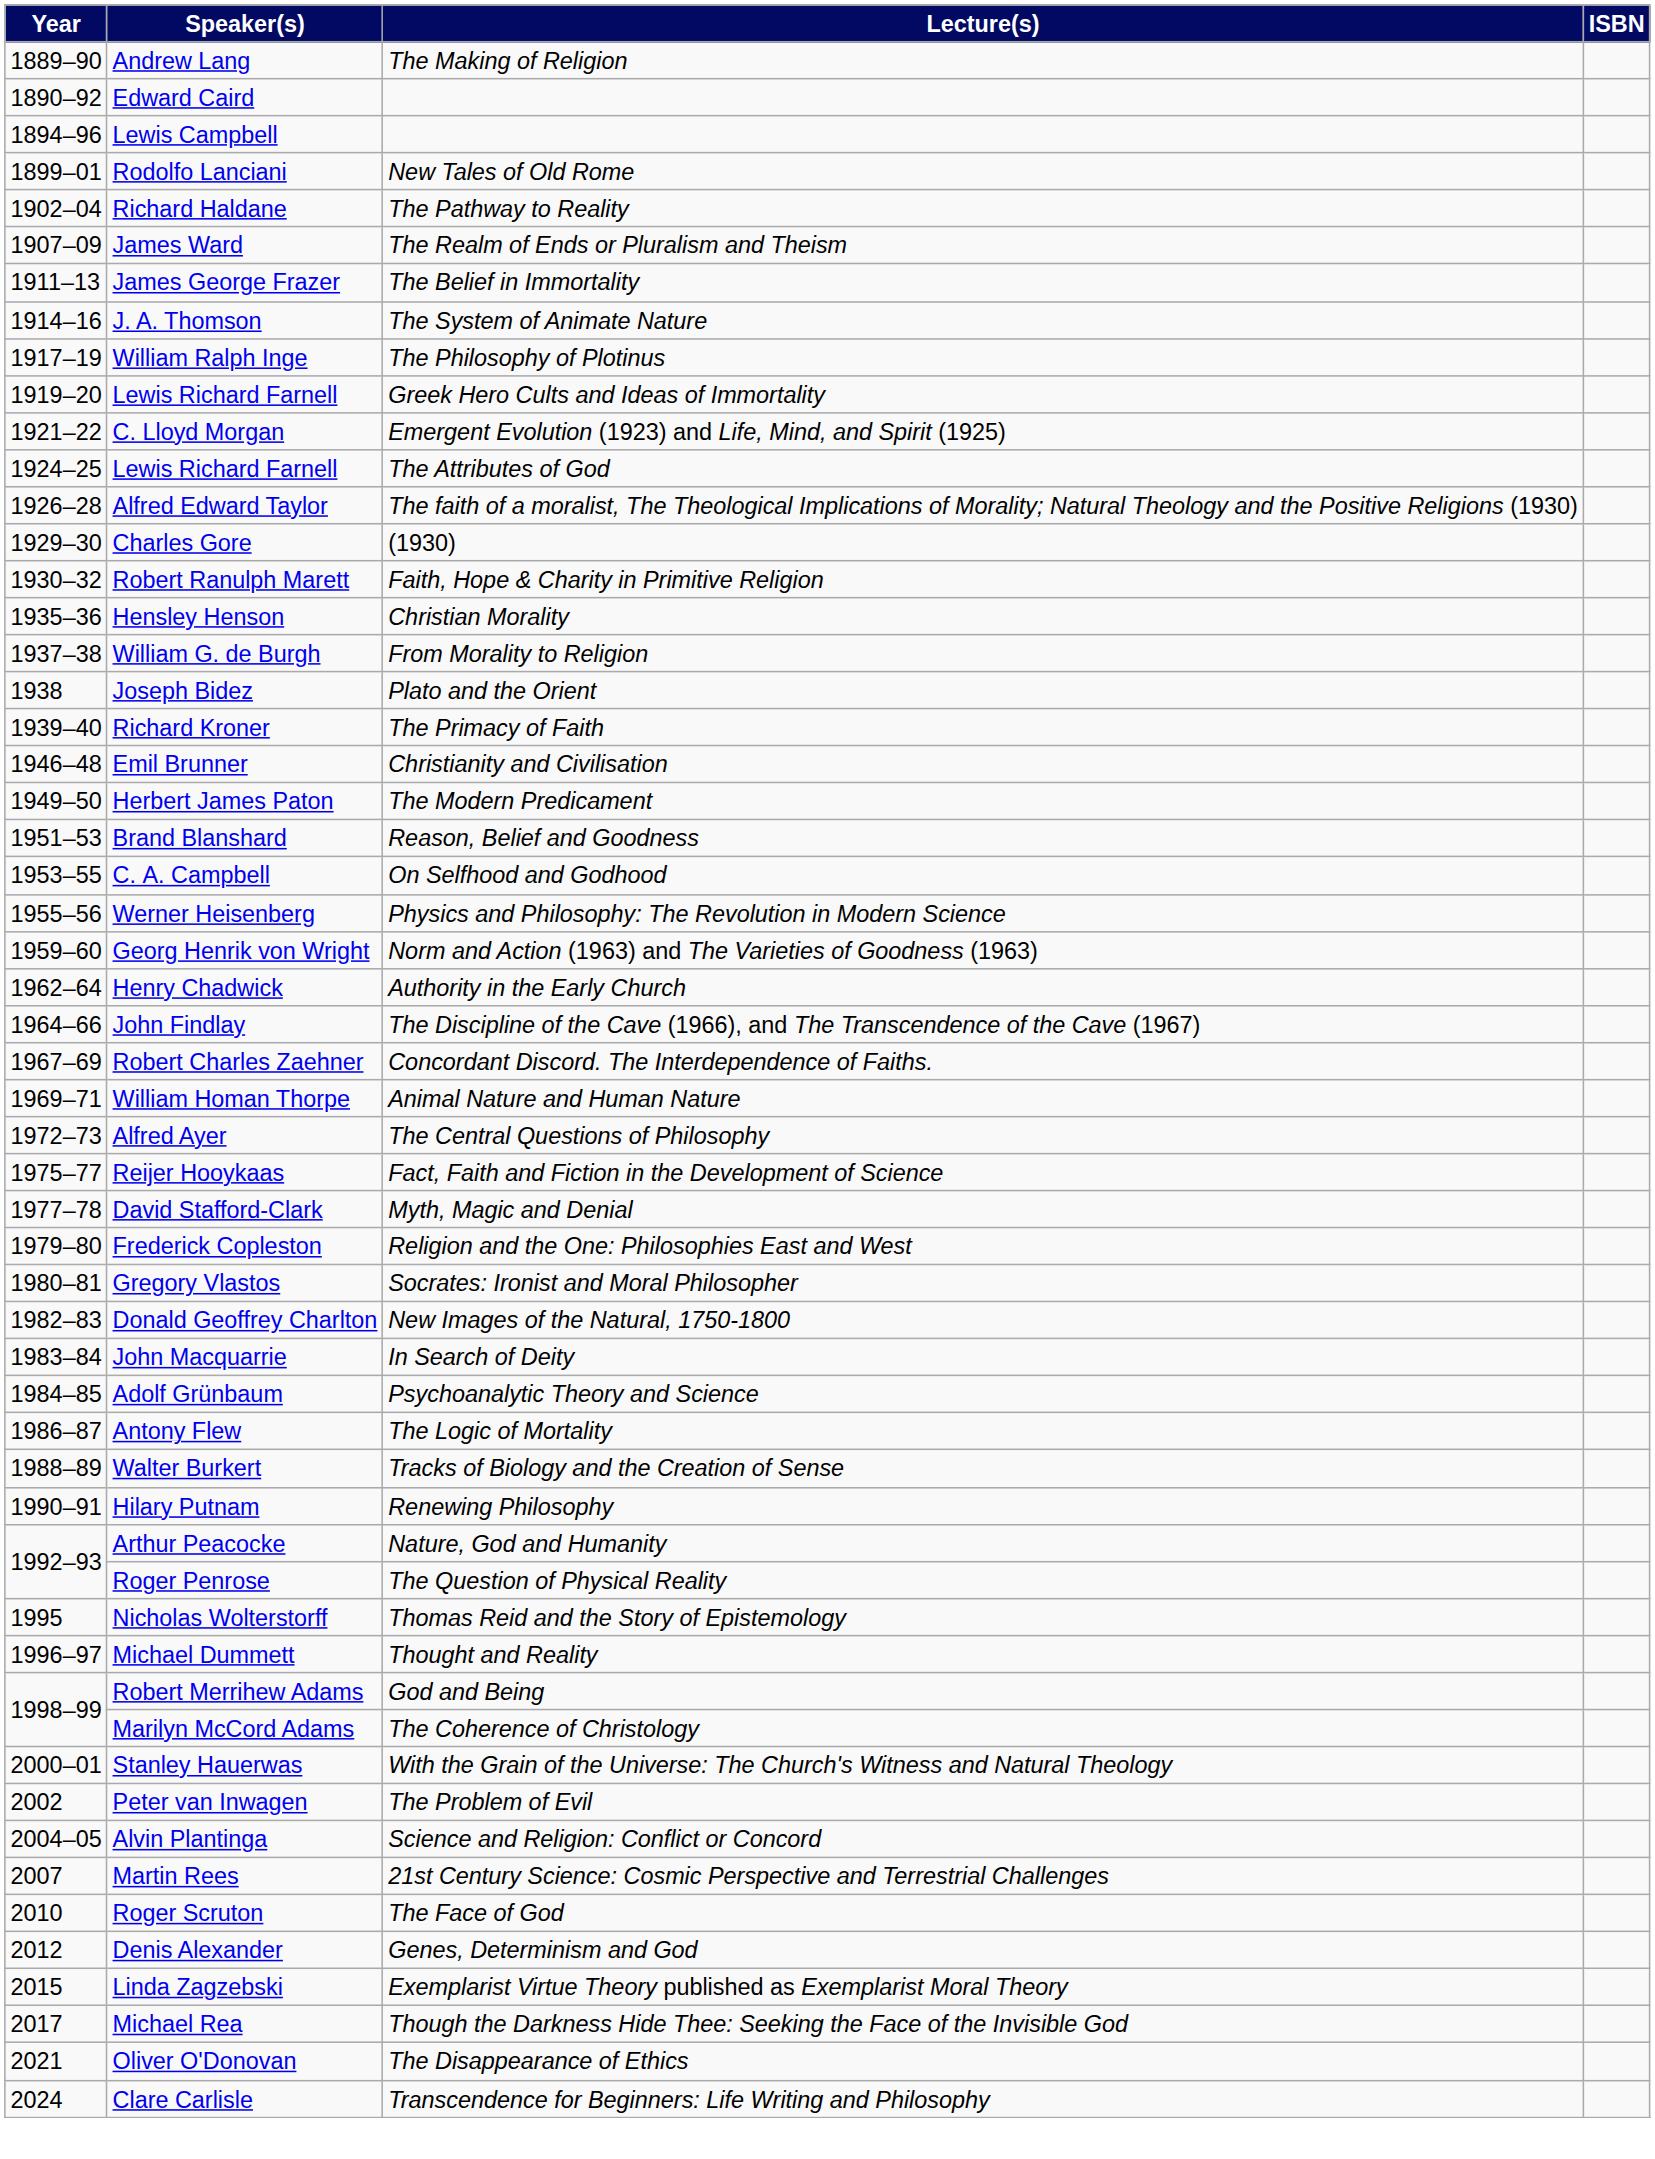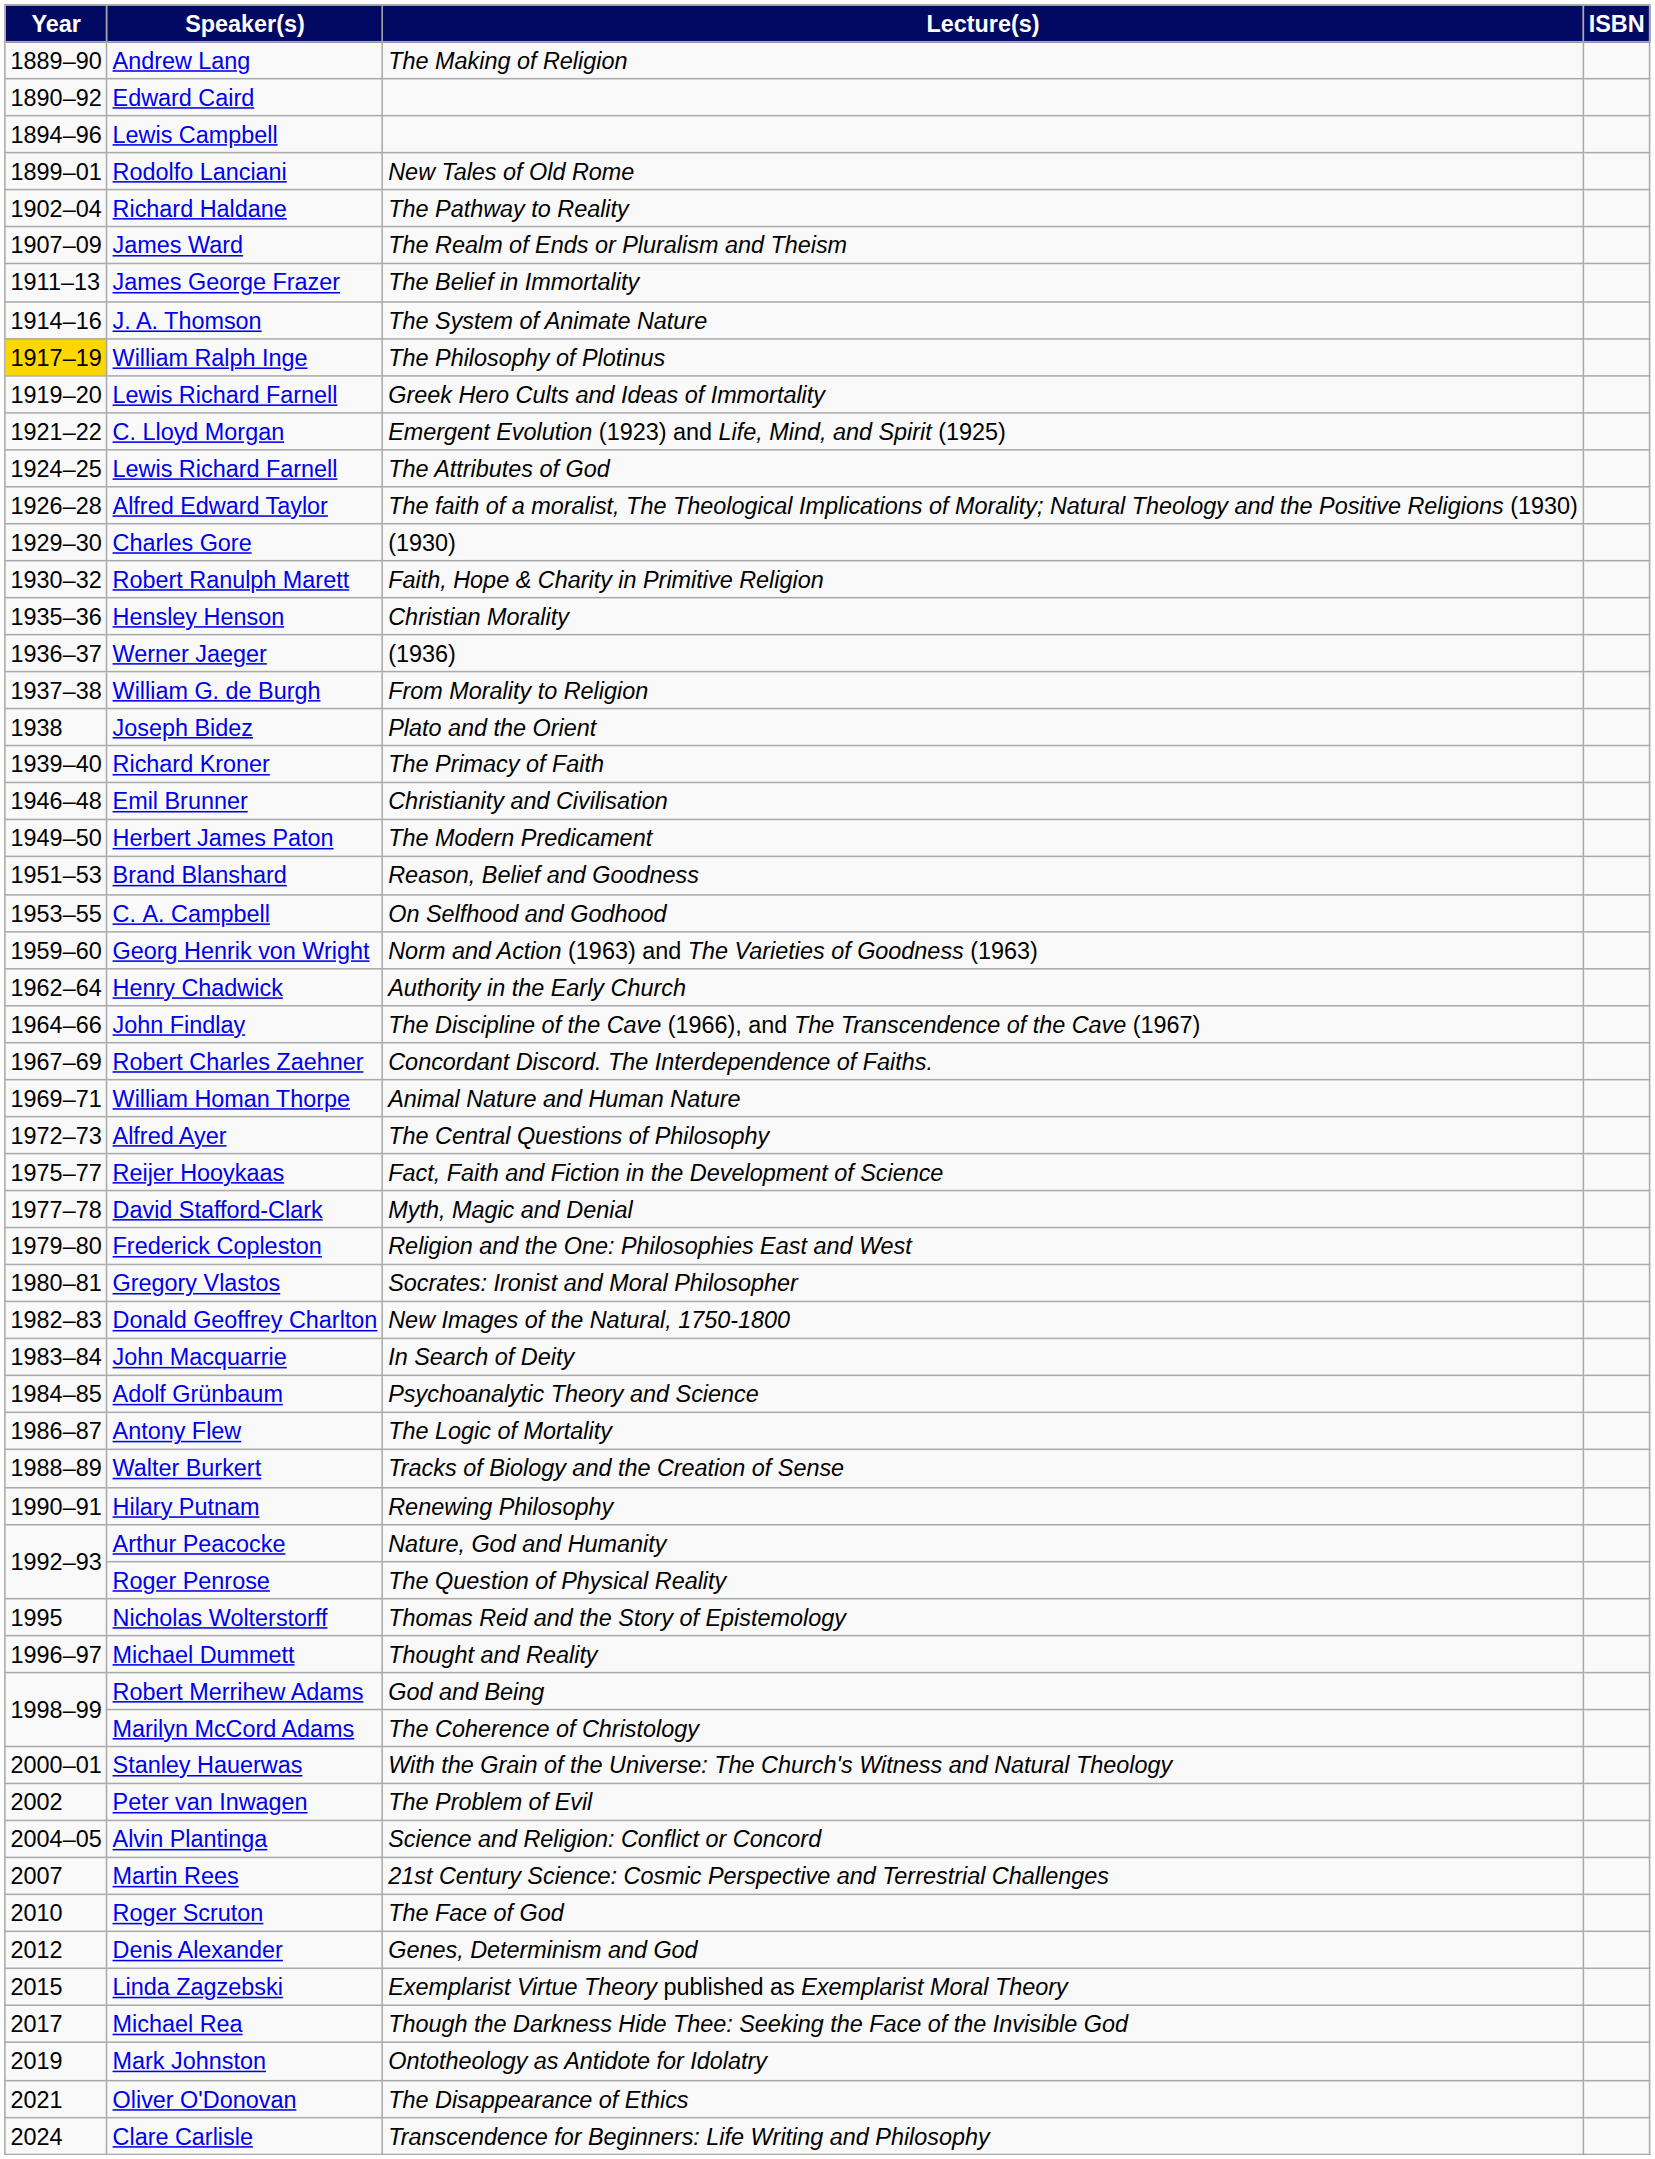(56, 357) no background -> (56, 357) gold background
+ row: (190, 653)
- row: (214, 913)
+ row: (189, 2062)
